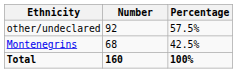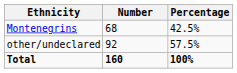rows swapped: (42, 44) <-> (54, 28)
